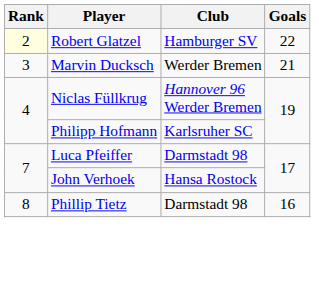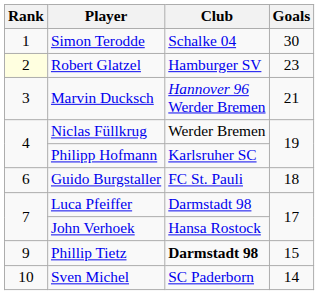+ row: (98, 41)
(287, 41) 22 -> (291, 65) 23
(213, 65) Werder Bremen -> (217, 98) Hannover 96 Werder Bremen
(213, 98) Hannover 96 Werder Bremen -> (217, 131) Werder Bremen
+ row: (106, 180)
(26, 204) 8 -> (26, 253) 9
(206, 204) normal -> (213, 253) bold
(287, 204) 16 -> (291, 253) 15
+ row: (90, 277)
